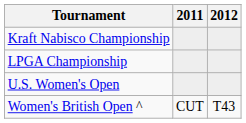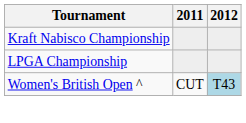- row: (64, 84)
(224, 107) no background -> (224, 84) lightblue background
